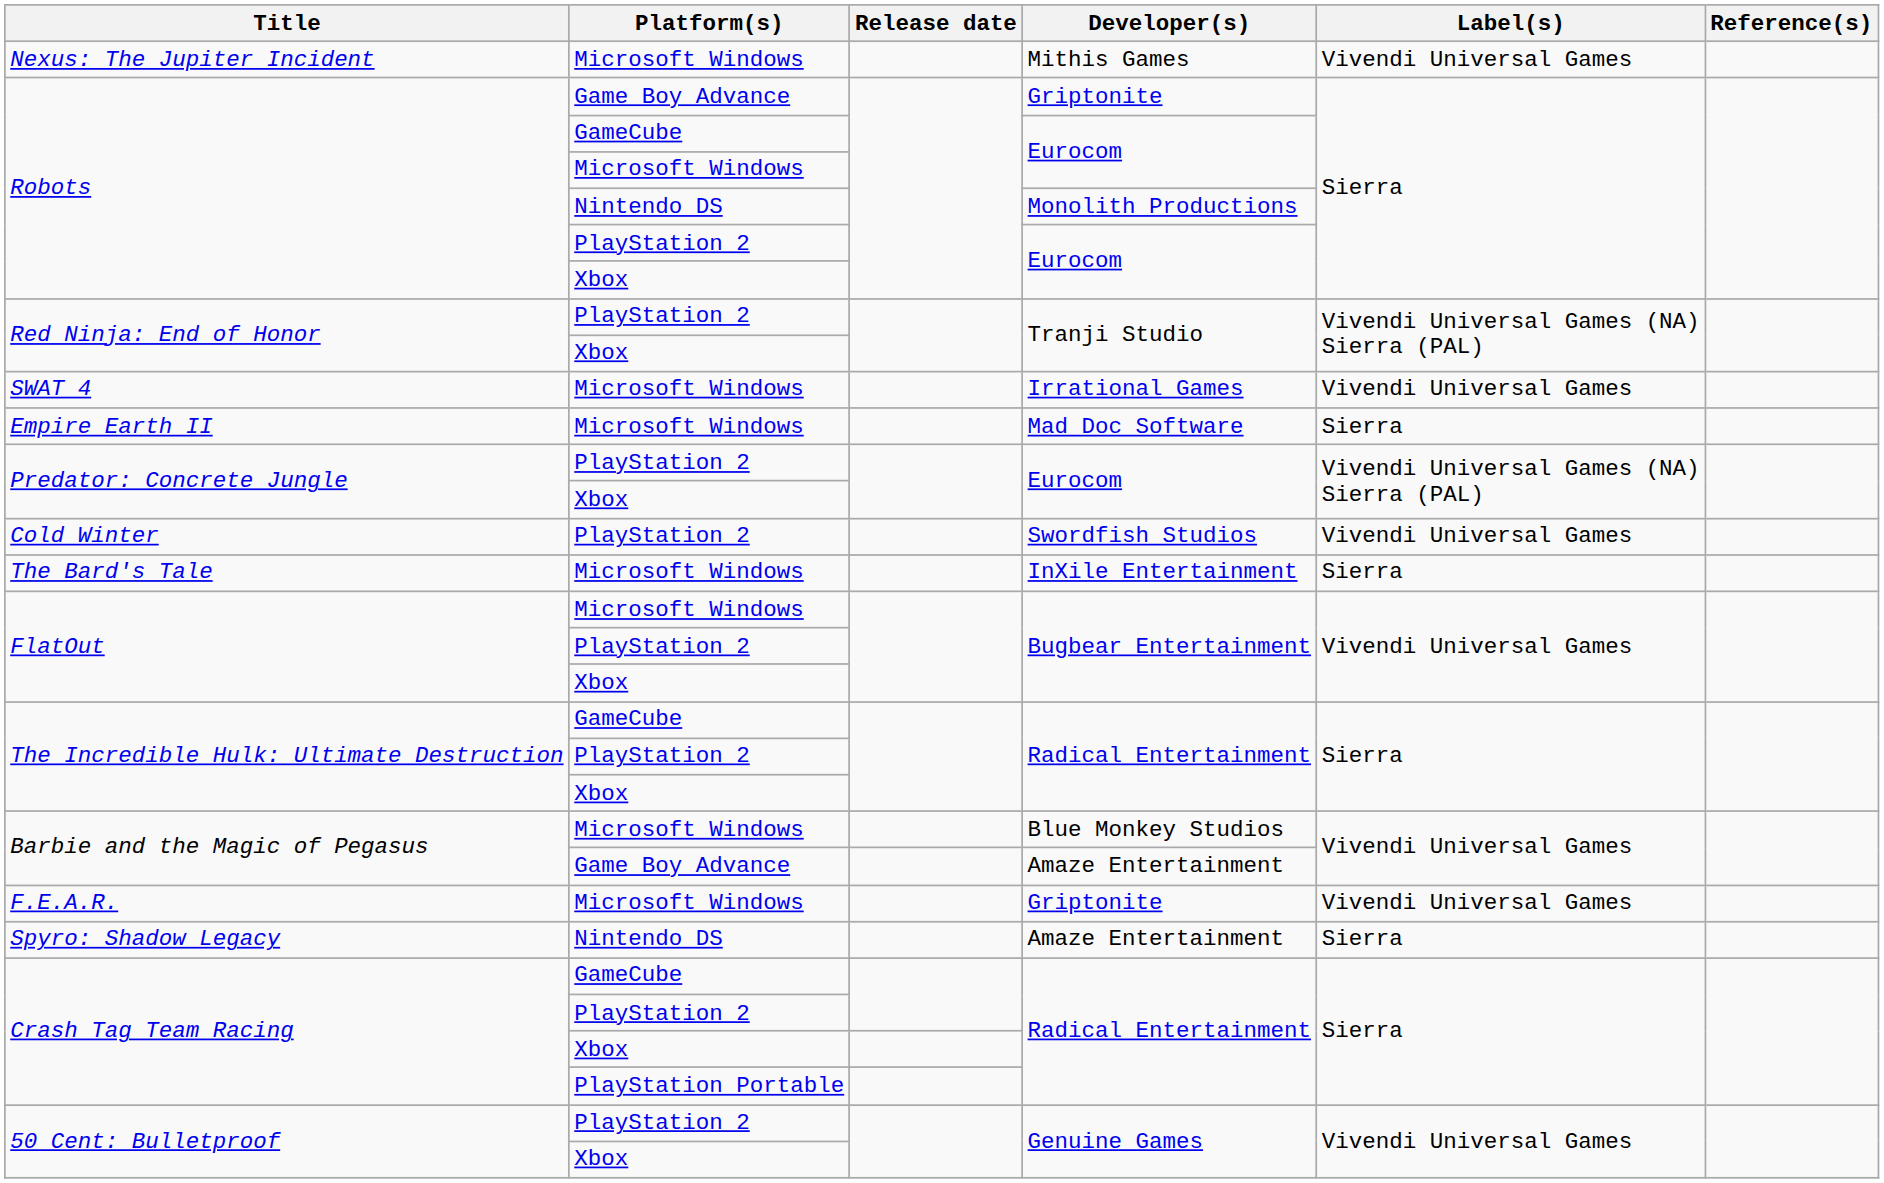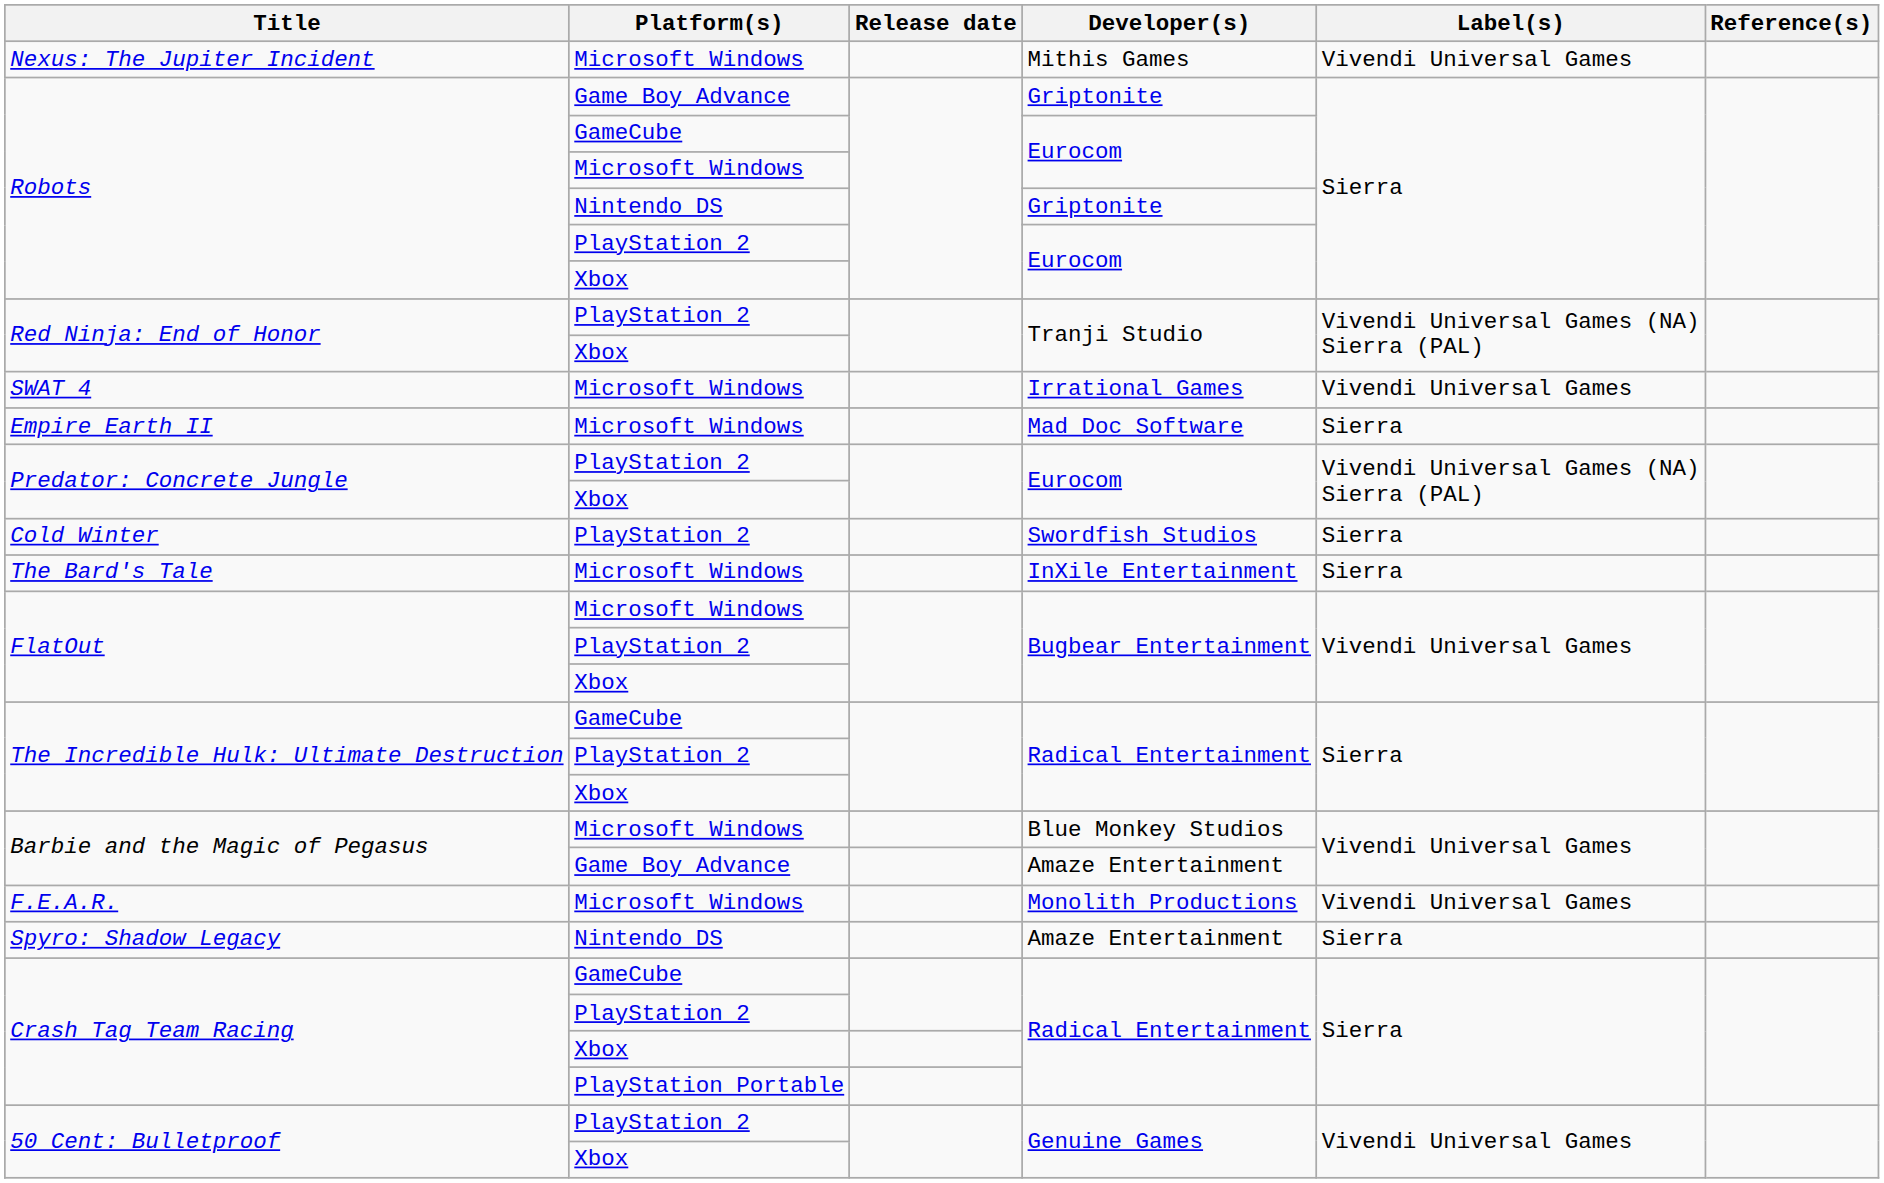(1163, 206) Monolith Productions -> (1095, 206) Griptonite
(1477, 536) Vivendi Universal Games -> (1362, 536) Sierra
(1095, 903) Griptonite -> (1163, 903) Monolith Productions
